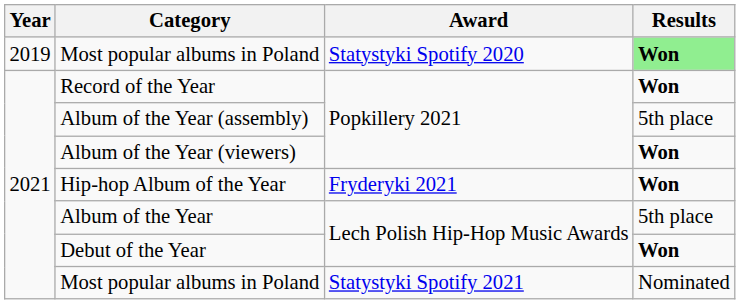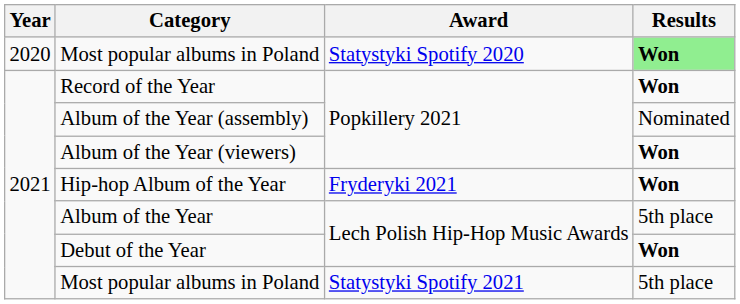(30, 53) 2019 -> (30, 53) 2020
(676, 119) 5th place -> (684, 119) Nominated
(684, 282) Nominated -> (676, 282) 5th place
